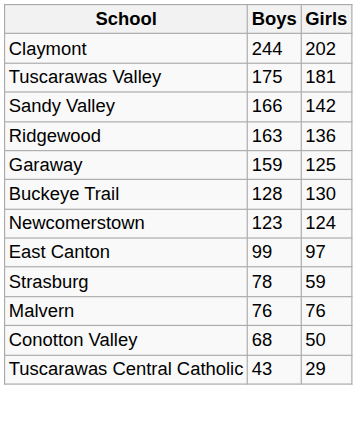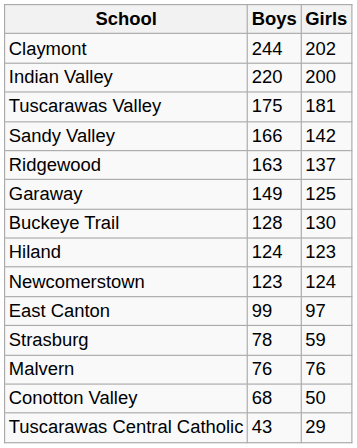+ row: (61, 77)
(321, 135) 136 -> (321, 164) 137
(267, 164) 159 -> (267, 194) 149
+ row: (35, 252)
